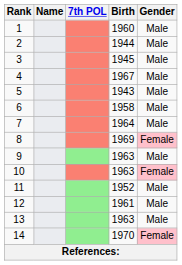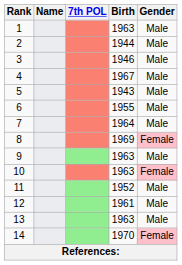(123, 28) 1960 -> (123, 28) 1963
(123, 60) 1945 -> (123, 60) 1946
(123, 108) 1958 -> (123, 108) 1955
